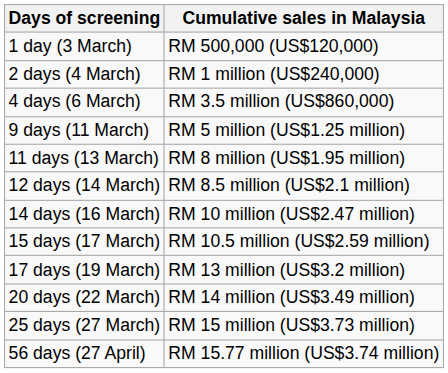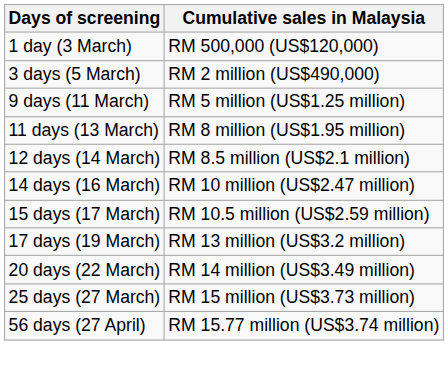- row: (75, 74)
+ row: (75, 74)
- row: (75, 102)
